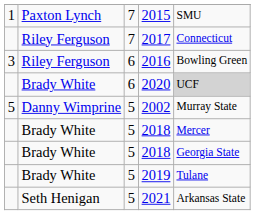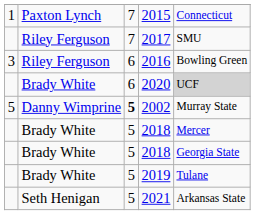(189, 15) SMU -> (204, 15) Connecticut
(204, 38) Connecticut -> (189, 38) SMU
(131, 107) normal -> (131, 107) bold
